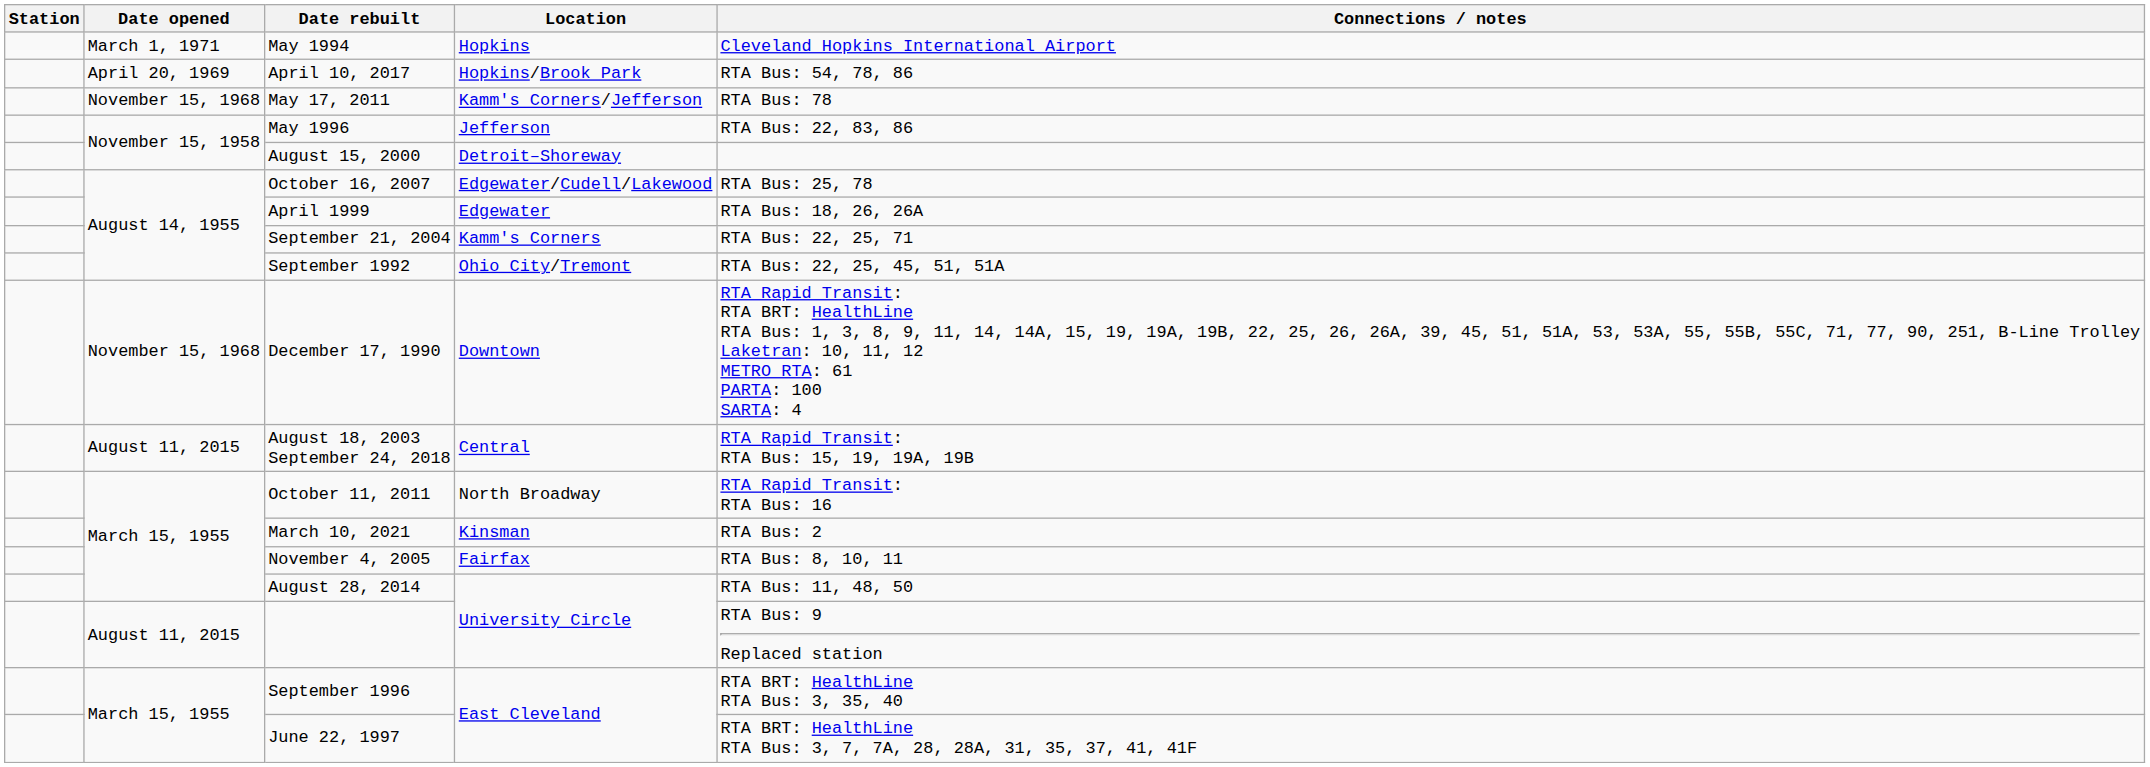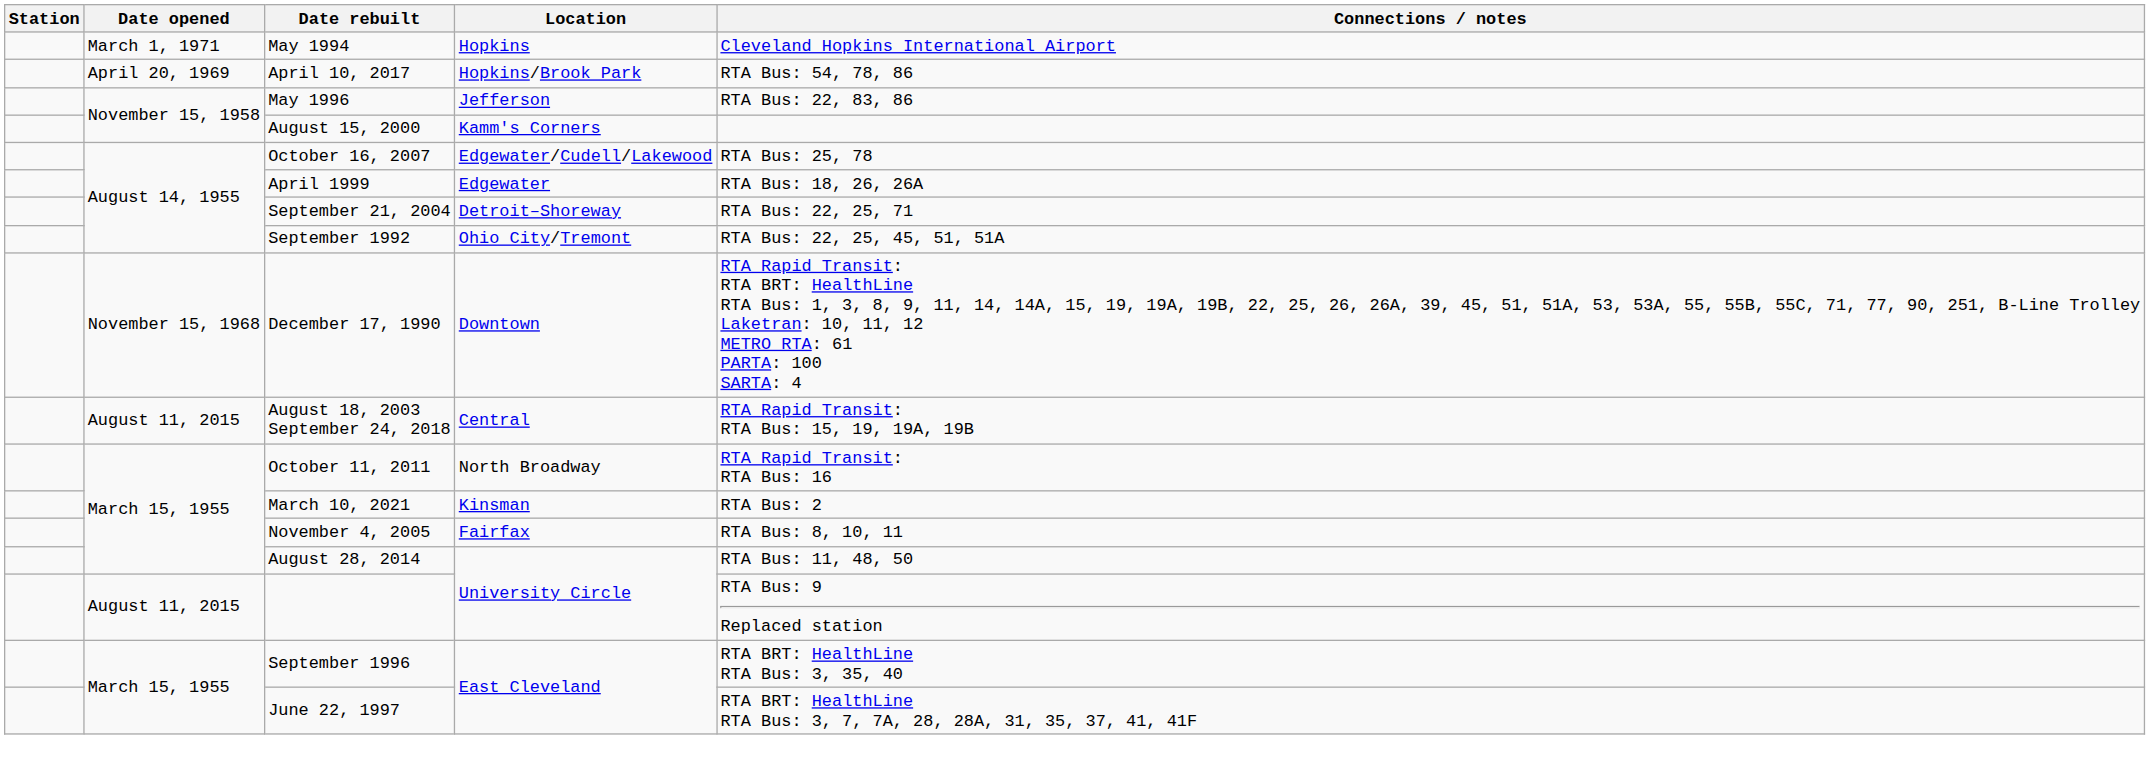- row: (329, 101)
(540, 156) Detroit–Shoreway -> (530, 129) Kamm's Corners
(530, 239) Kamm's Corners -> (540, 211) Detroit–Shoreway
